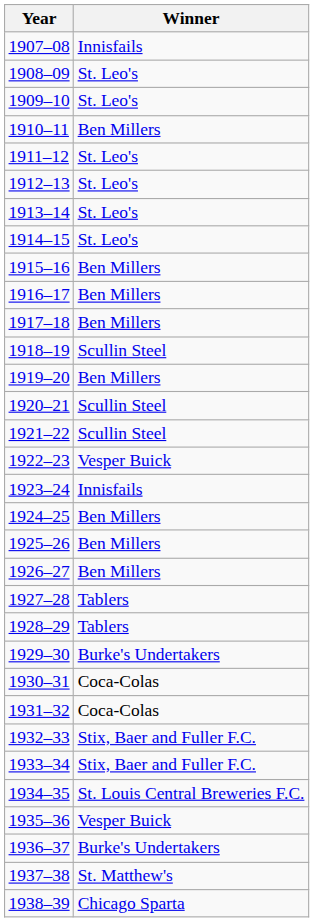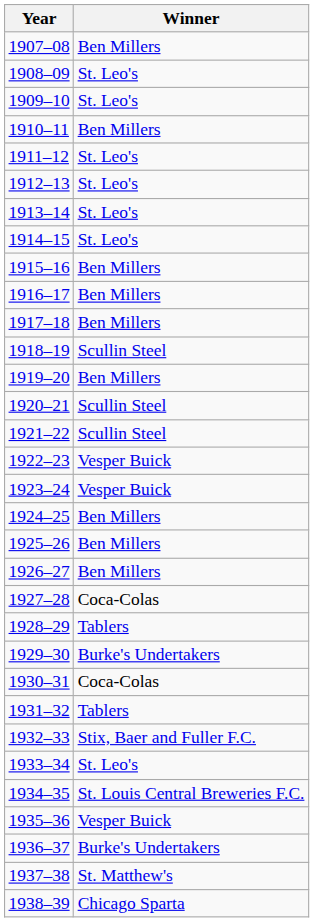(110, 45) Innisfails -> (119, 45) Ben Millers
(110, 488) Innisfails -> (124, 488) Vesper Buick
(103, 599) Tablers -> (118, 599) Coca-Colas
(118, 709) Coca-Colas -> (103, 709) Tablers
(167, 765) Stix, Baer and Fuller F.C. -> (108, 765) St. Leo's
